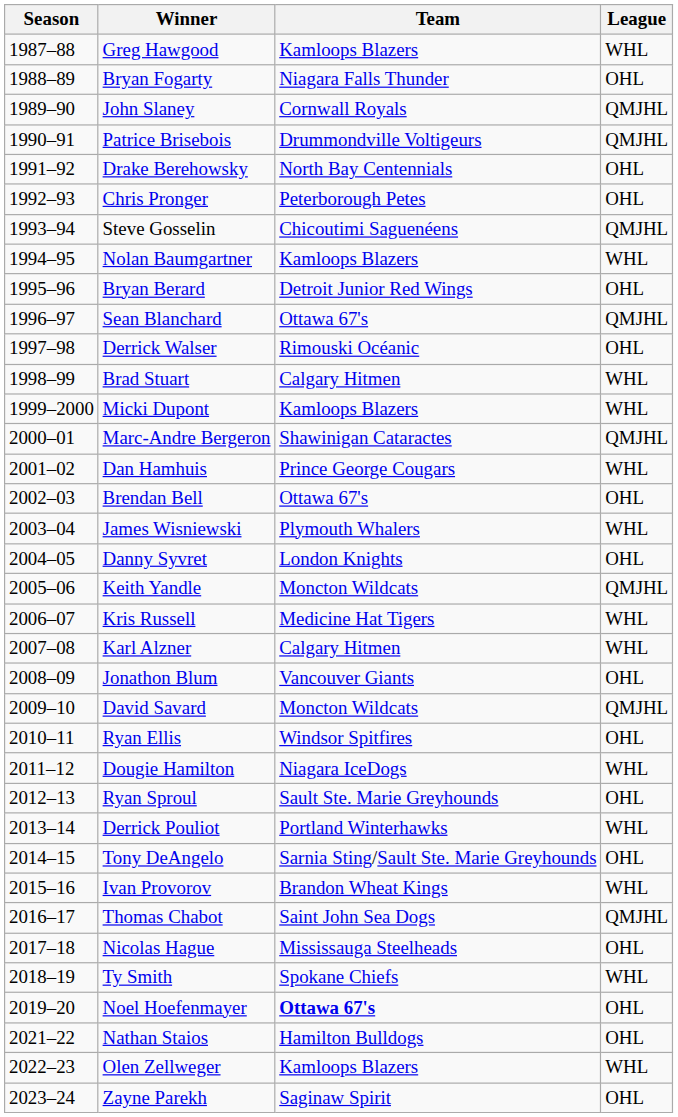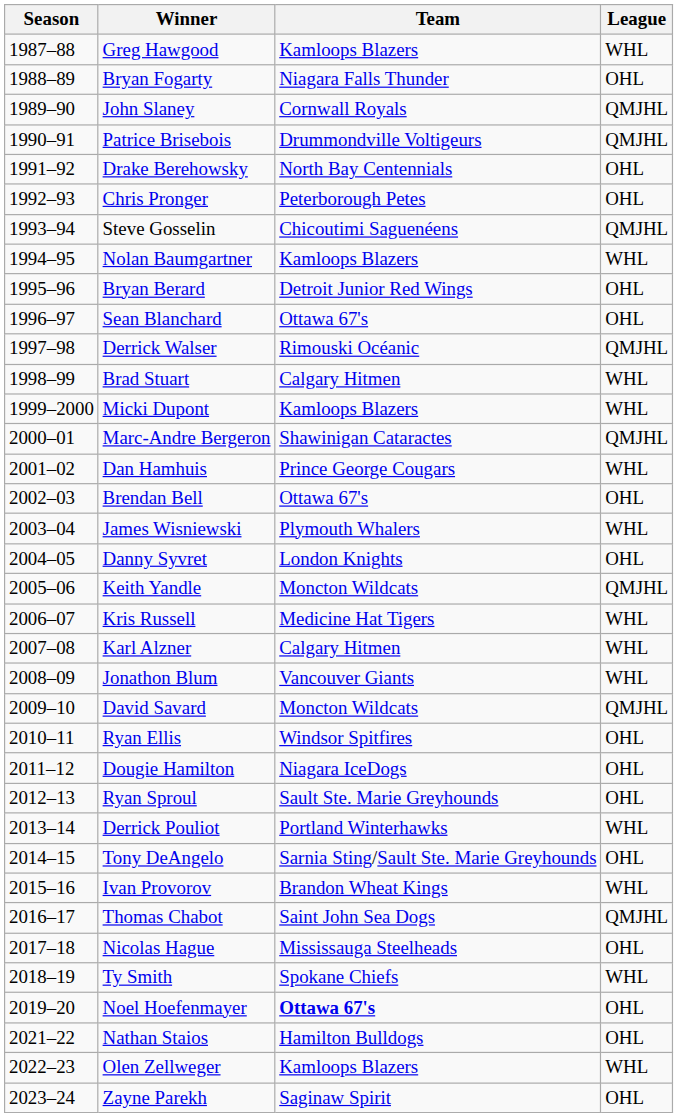(637, 318) QMJHL -> (625, 318) OHL
(625, 348) OHL -> (637, 348) QMJHL
(625, 678) OHL -> (627, 678) WHL
(627, 768) WHL -> (625, 768) OHL
